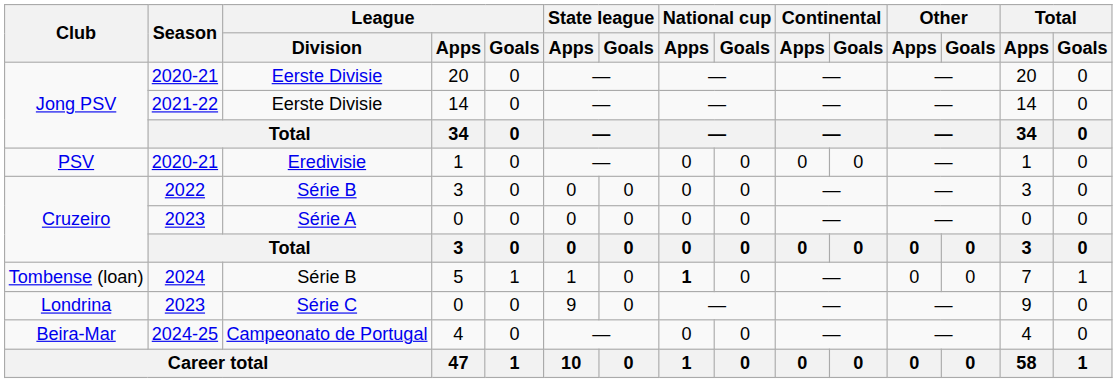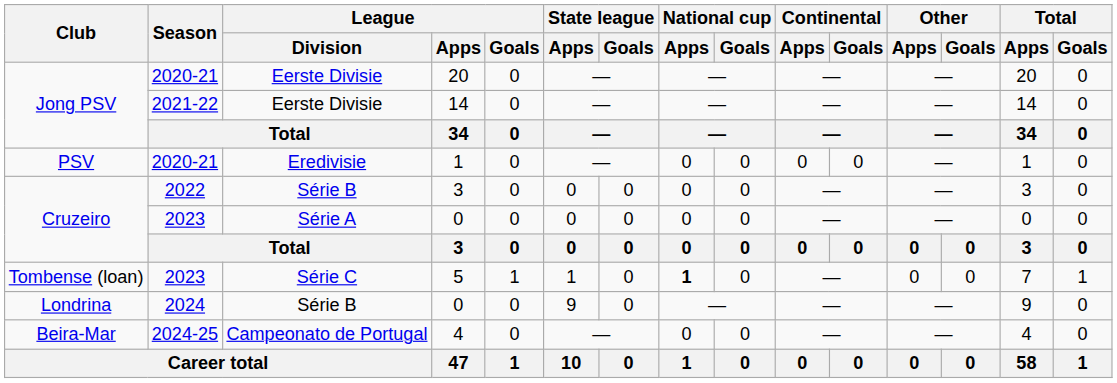(185, 276) 2024 -> (185, 276) 2023
(327, 276) Série B -> (327, 276) Série C
(185, 305) 2023 -> (185, 305) 2024
(327, 305) Série C -> (327, 305) Série B
